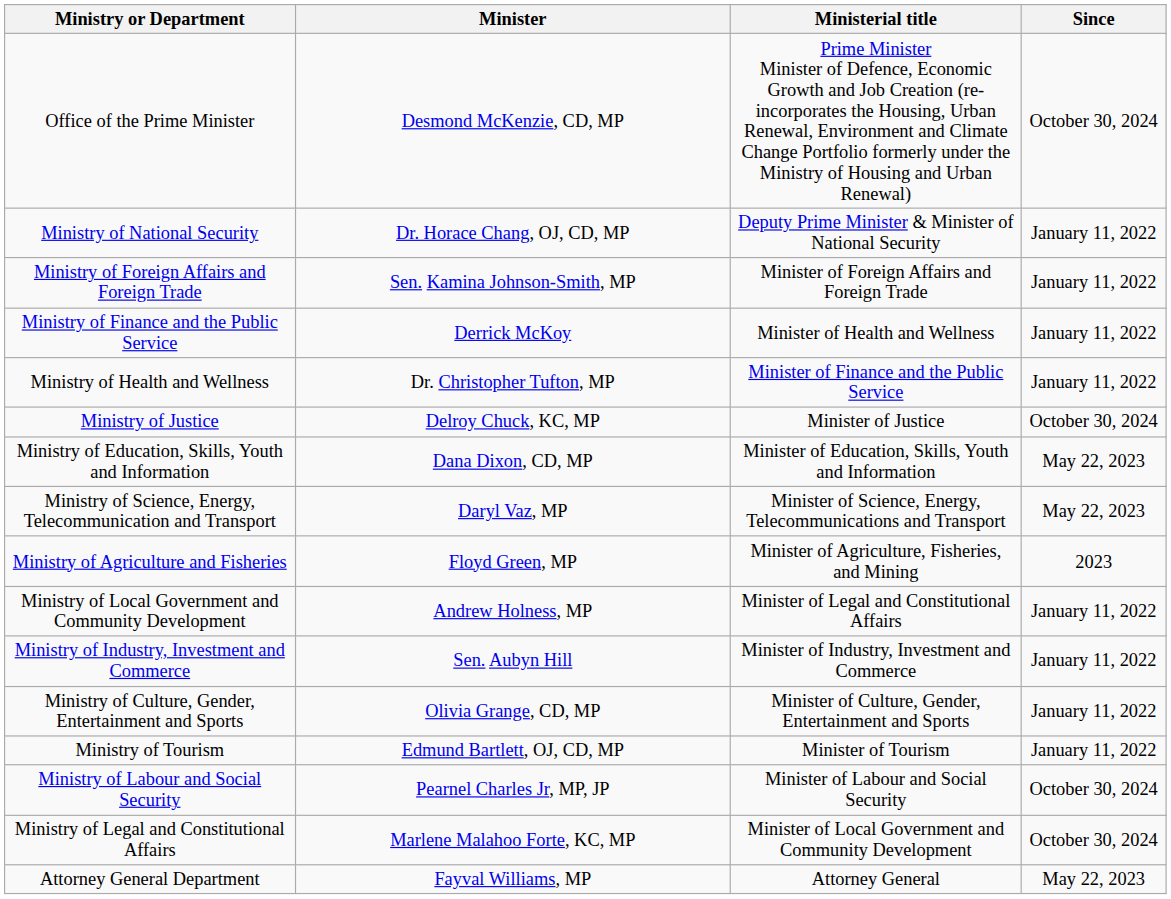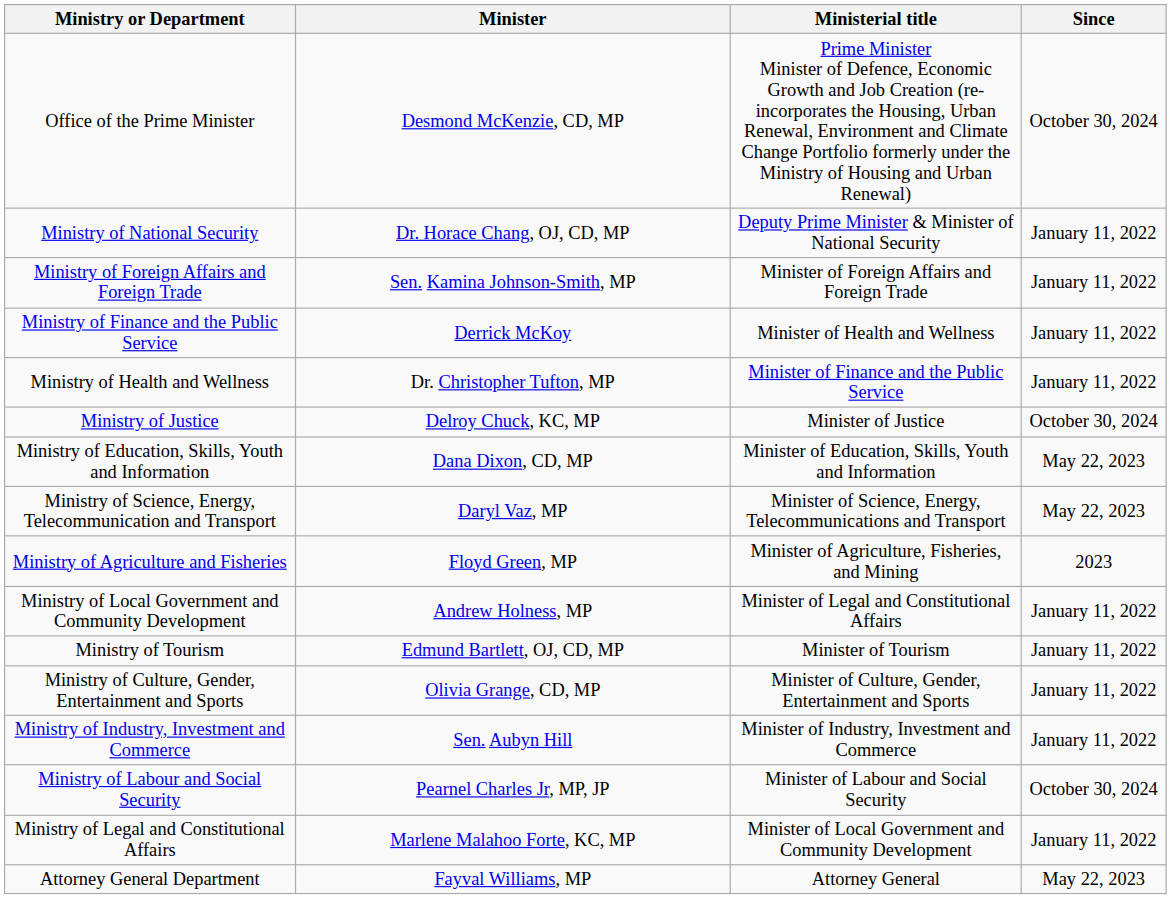rows swapped: (150, 660) <-> (150, 750)
(1094, 839) October 30, 2024 -> (1094, 839) January 11, 2022
